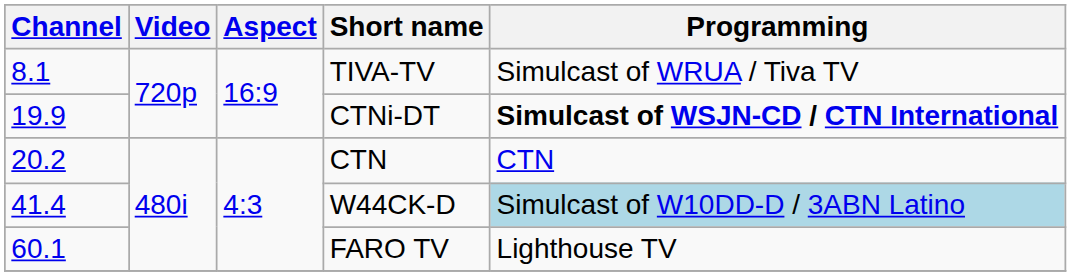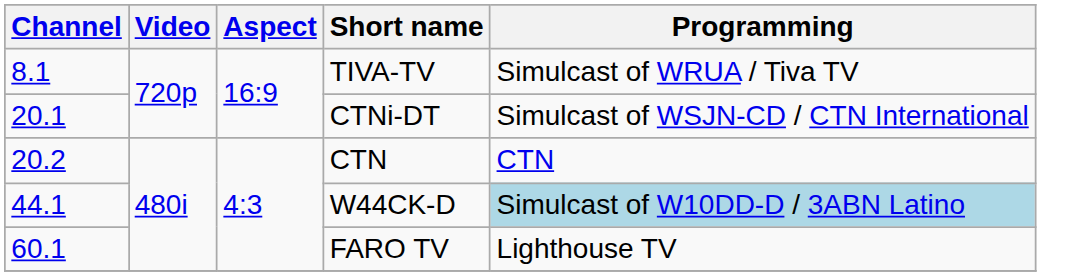(39, 115) 19.9 -> (39, 115) 20.1
(777, 115) bold -> (763, 115) normal
(39, 204) 41.4 -> (39, 204) 44.1
